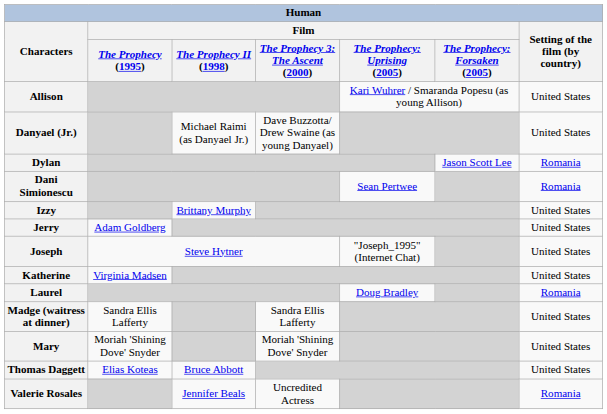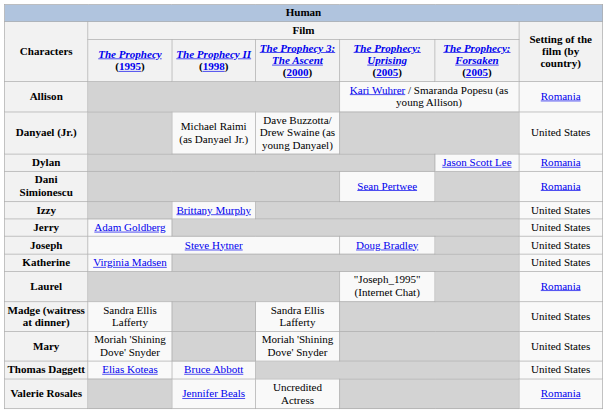(561, 96) United States -> (561, 96) Romania
(387, 251) "Joseph_1995" (Internet Chat) -> (387, 245) Doug Bradley
(387, 292) Doug Bradley -> (387, 286) "Joseph_1995" (Internet Chat)
